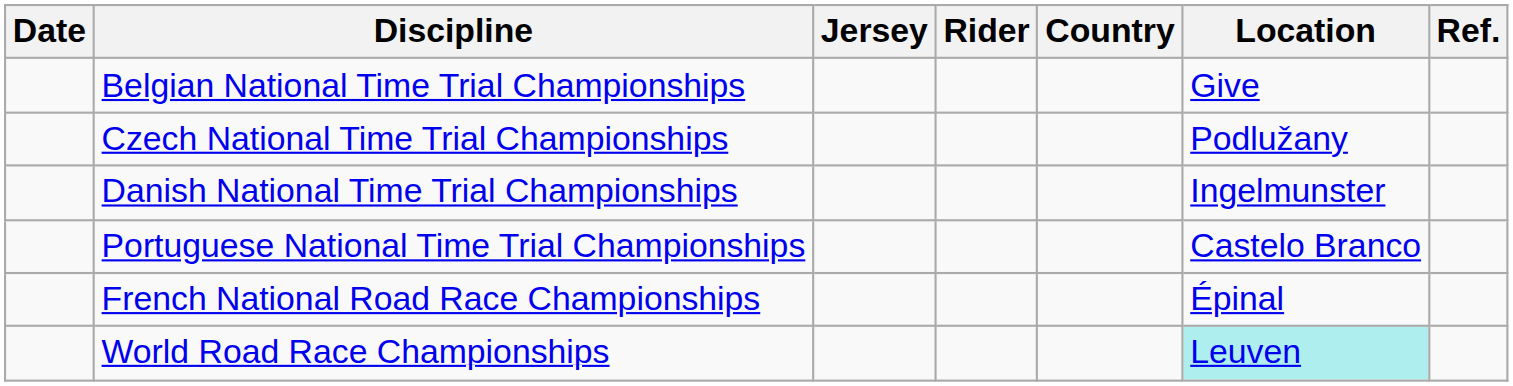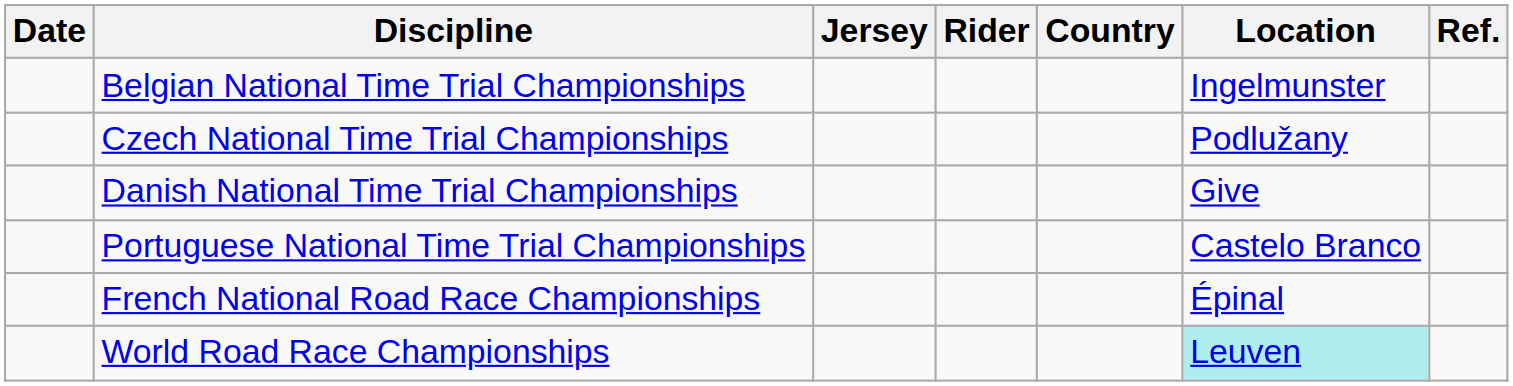(1225, 84) Give -> (1288, 84) Ingelmunster
(1288, 191) Ingelmunster -> (1225, 191) Give
